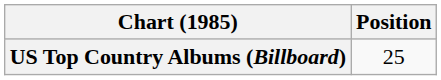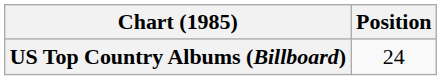(394, 56) 25 -> (394, 56) 24
